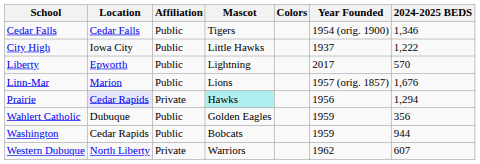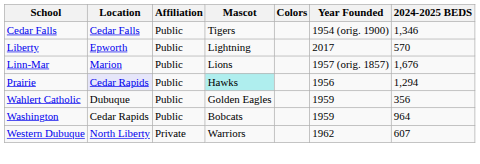- row: (28, 47)
(170, 99) Private -> (169, 82) Public
(402, 133) 944 -> (402, 116) 964
